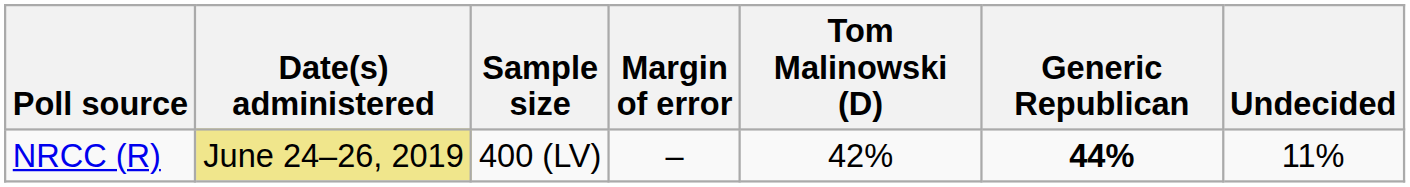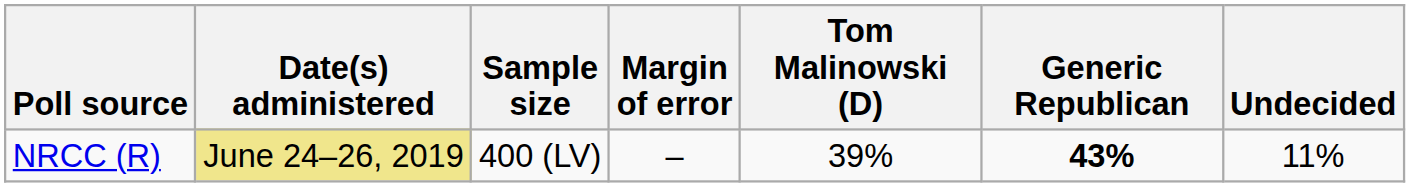(861, 155) 42% -> (861, 155) 39%
(1102, 155) 44% -> (1102, 155) 43%
